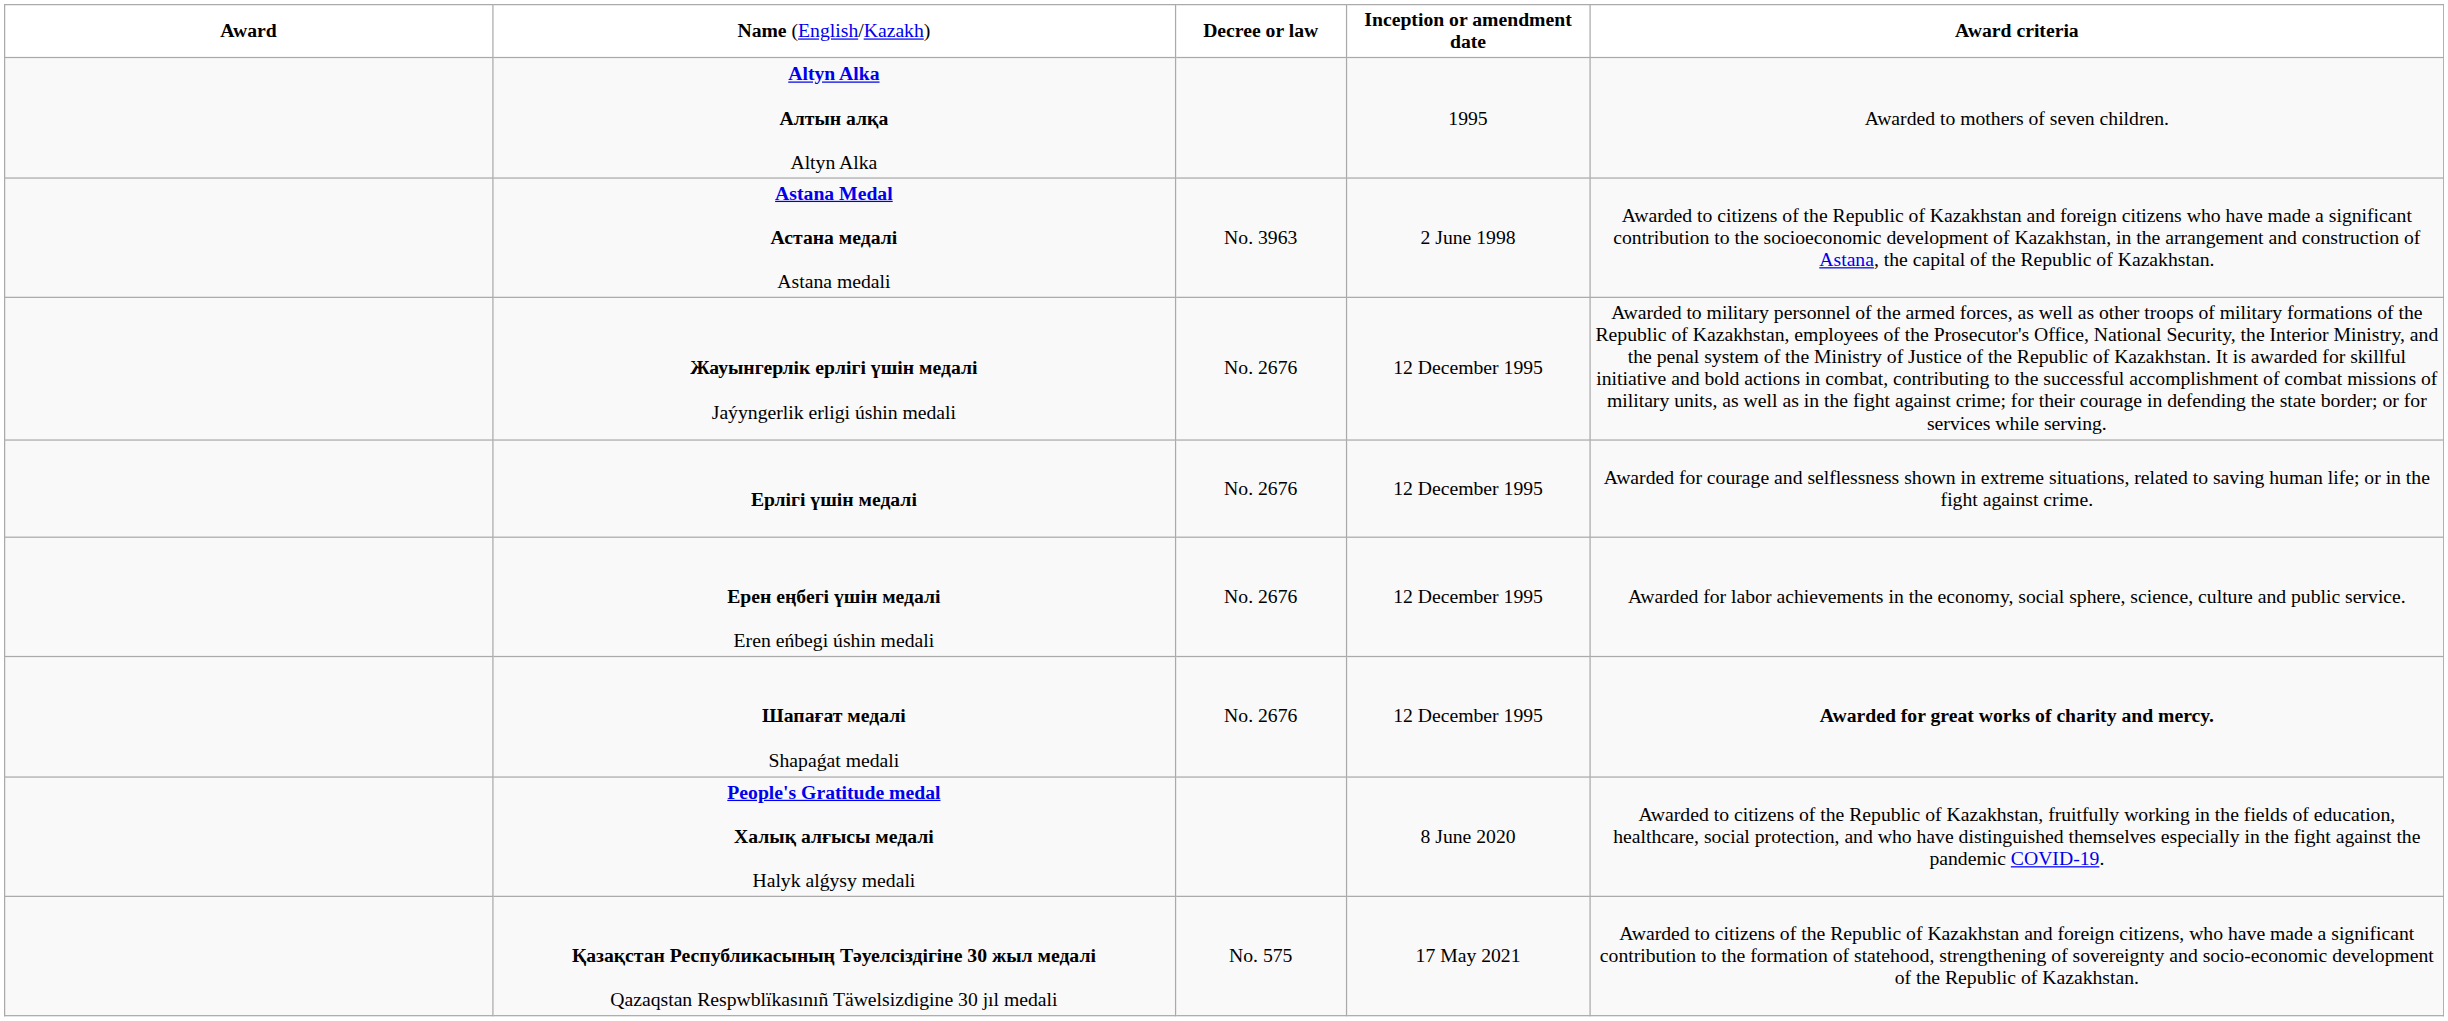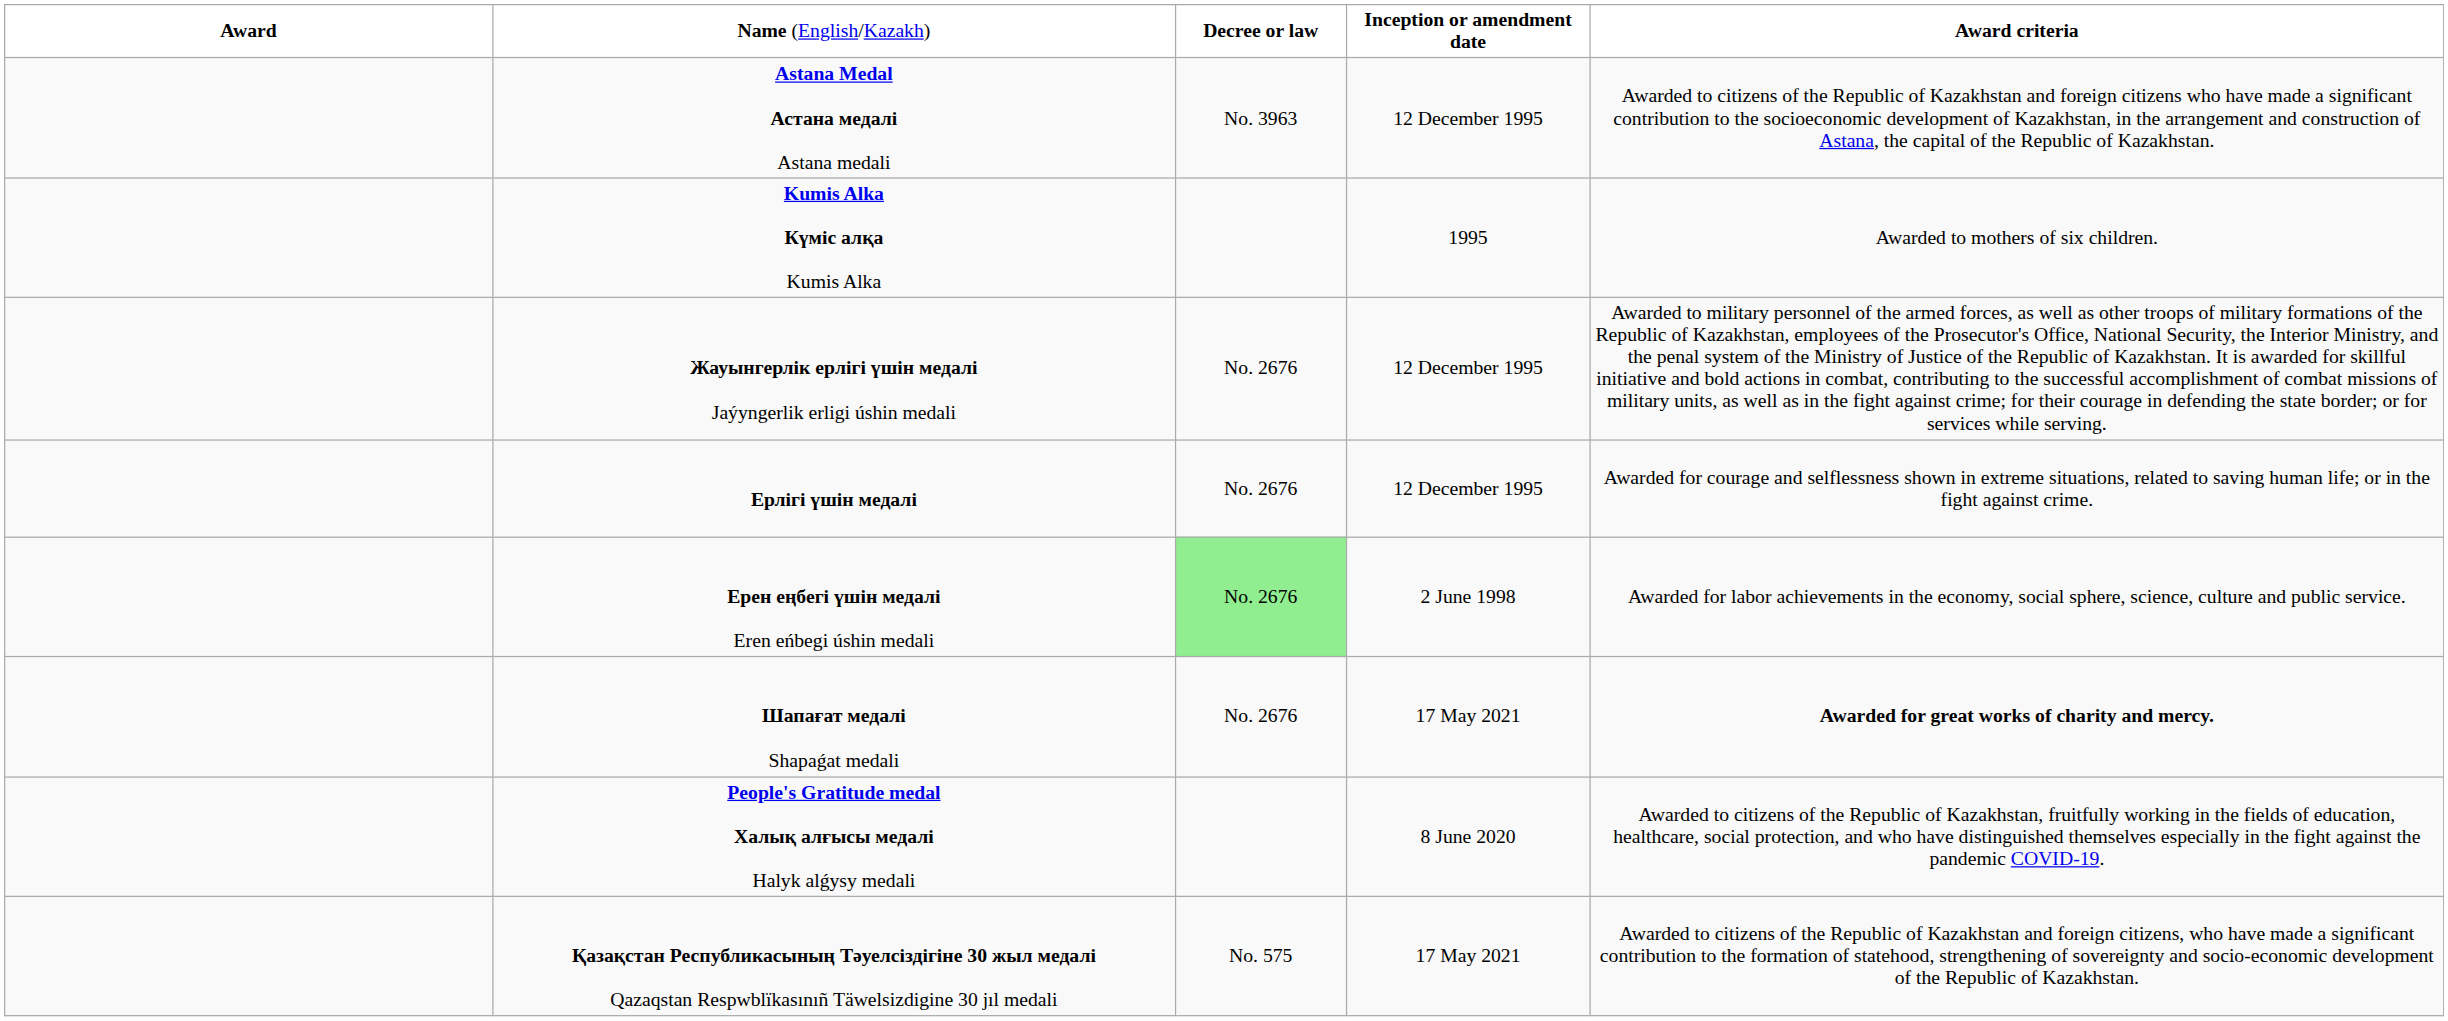- row: (834, 117)
(1468, 237) 2 June 1998 -> (1468, 117) 12 December 1995
+ row: (834, 237)
(1261, 596) no background -> (1261, 596) lightgreen background
(1468, 596) 12 December 1995 -> (1468, 596) 2 June 1998
(1468, 716) 12 December 1995 -> (1468, 716) 17 May 2021
